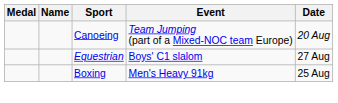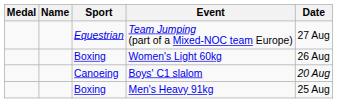(96, 35) Canoeing -> (99, 35) Equestrian
(314, 35) 20 Aug -> (314, 35) 27 Aug
+ row: (175, 57)
(99, 57) Equestrian -> (96, 74) Canoeing
(314, 57) 27 Aug -> (314, 74) 20 Aug
